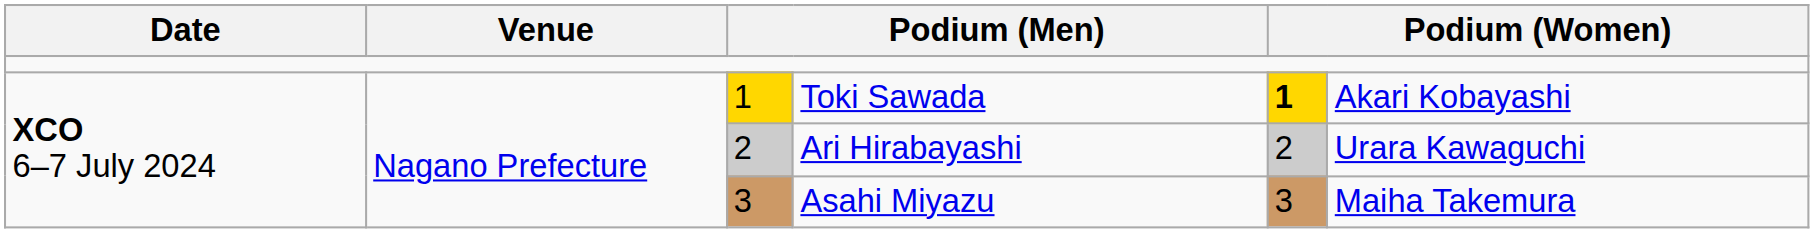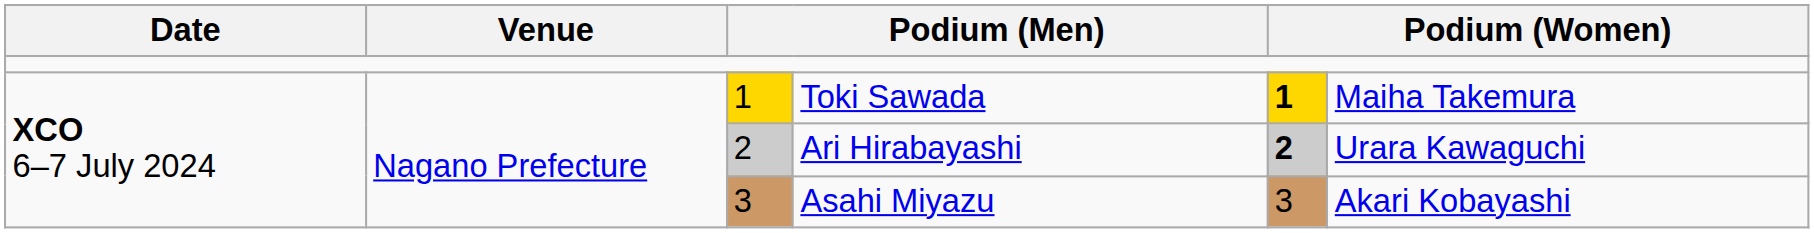(1453, 97) Akari Kobayashi -> (1455, 97) Maiha Takemura
(1284, 148) normal -> (1284, 148) bold
(1455, 200) Maiha Takemura -> (1453, 200) Akari Kobayashi
